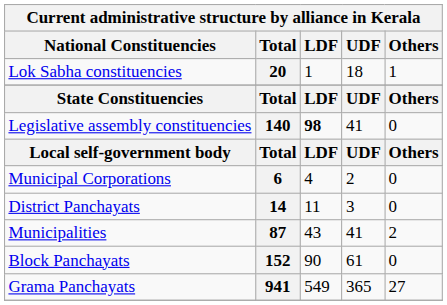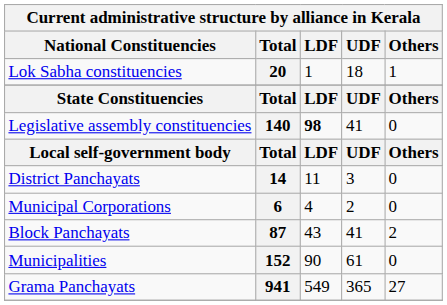rows swapped: (278, 179) <-> (278, 206)
(57, 233) Municipalities -> (69, 233) Block Panchayats
(69, 260) Block Panchayats -> (57, 260) Municipalities
